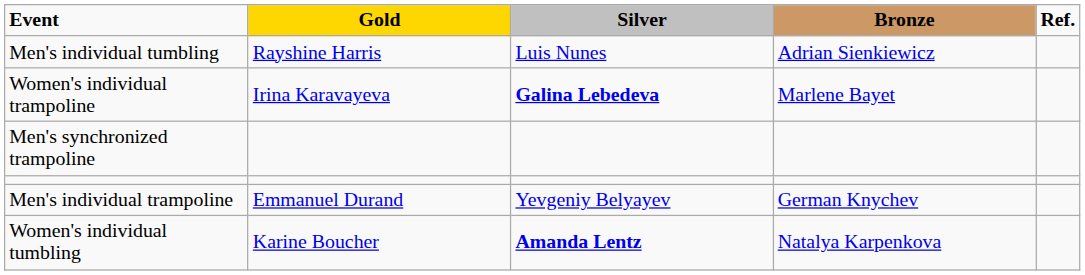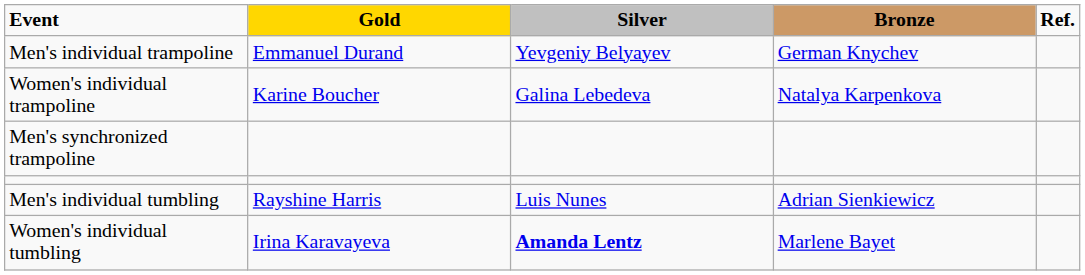rows swapped: (121, 199) <-> (114, 51)
(321, 94) Irina Karavayeva -> (316, 94) Karine Boucher
(587, 94) bold -> (583, 94) normal
(836, 94) Marlene Bayet -> (859, 94) Natalya Karpenkova
(316, 242) Karine Boucher -> (321, 242) Irina Karavayeva
(860, 242) Natalya Karpenkova -> (836, 242) Marlene Bayet
